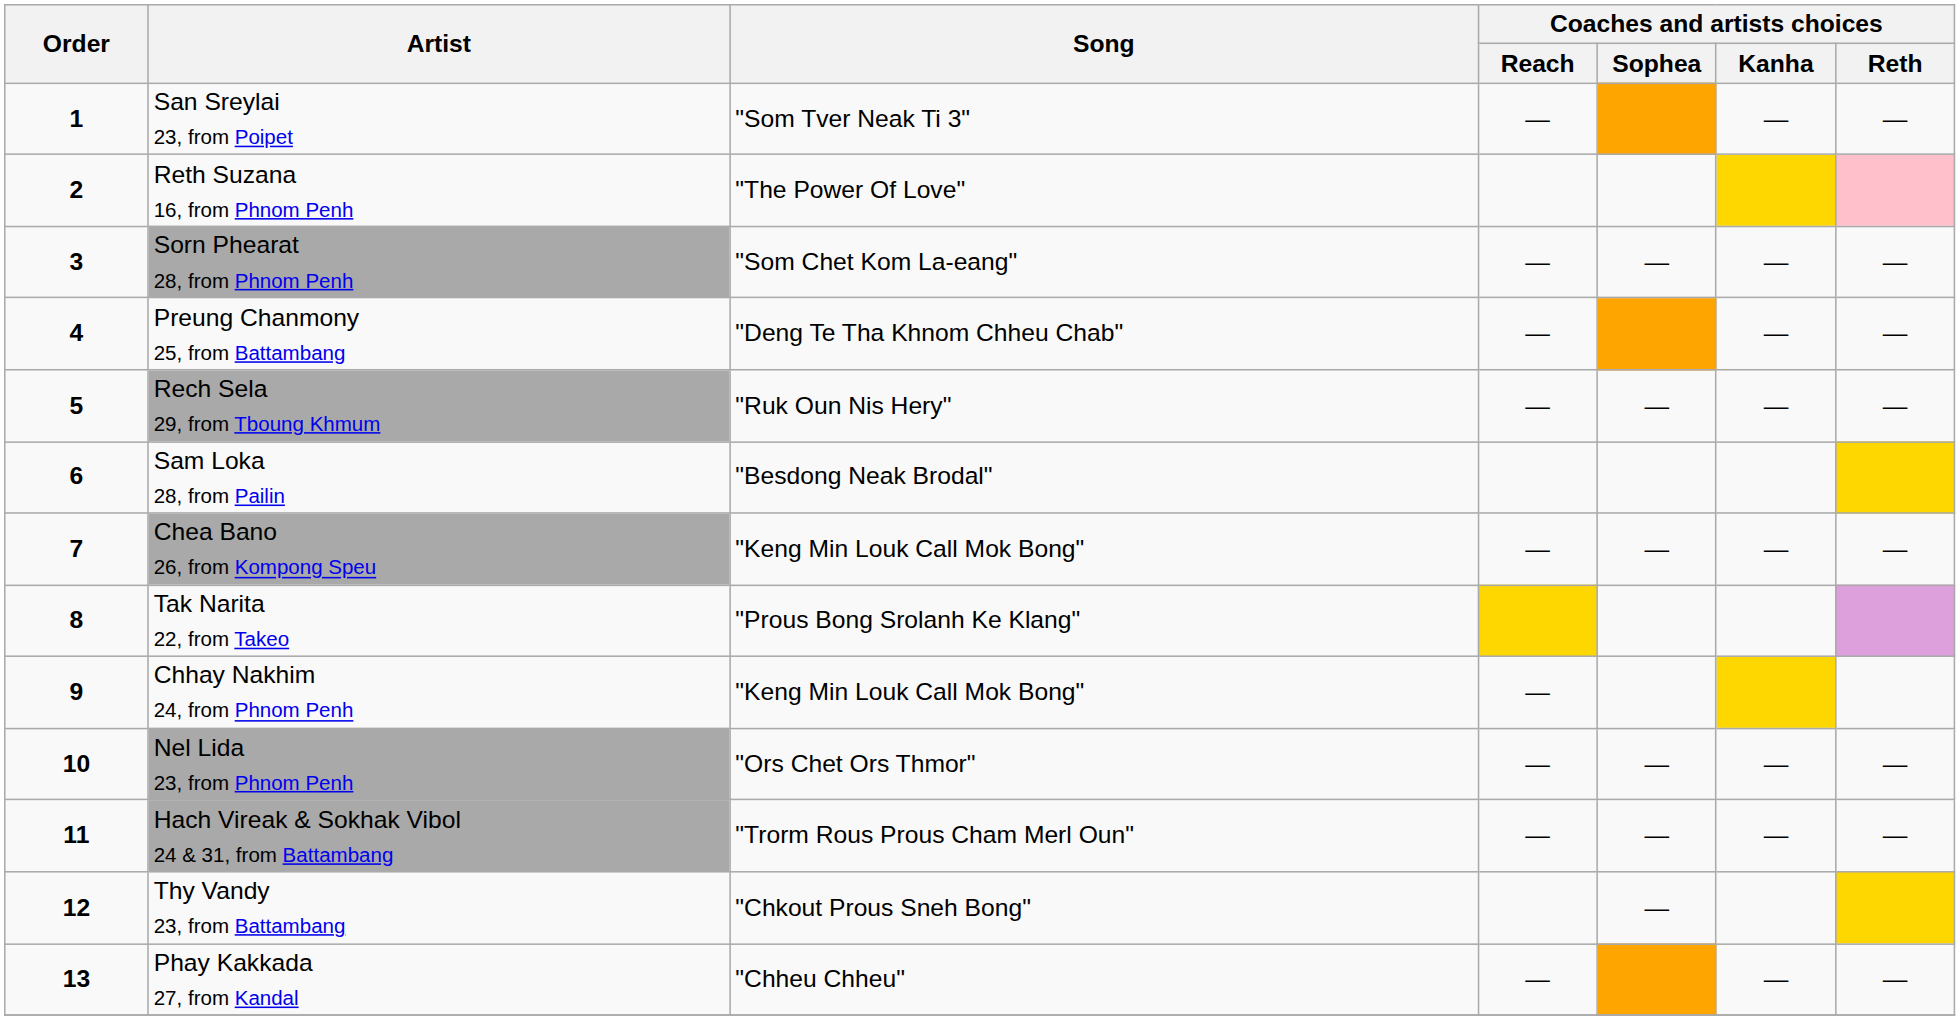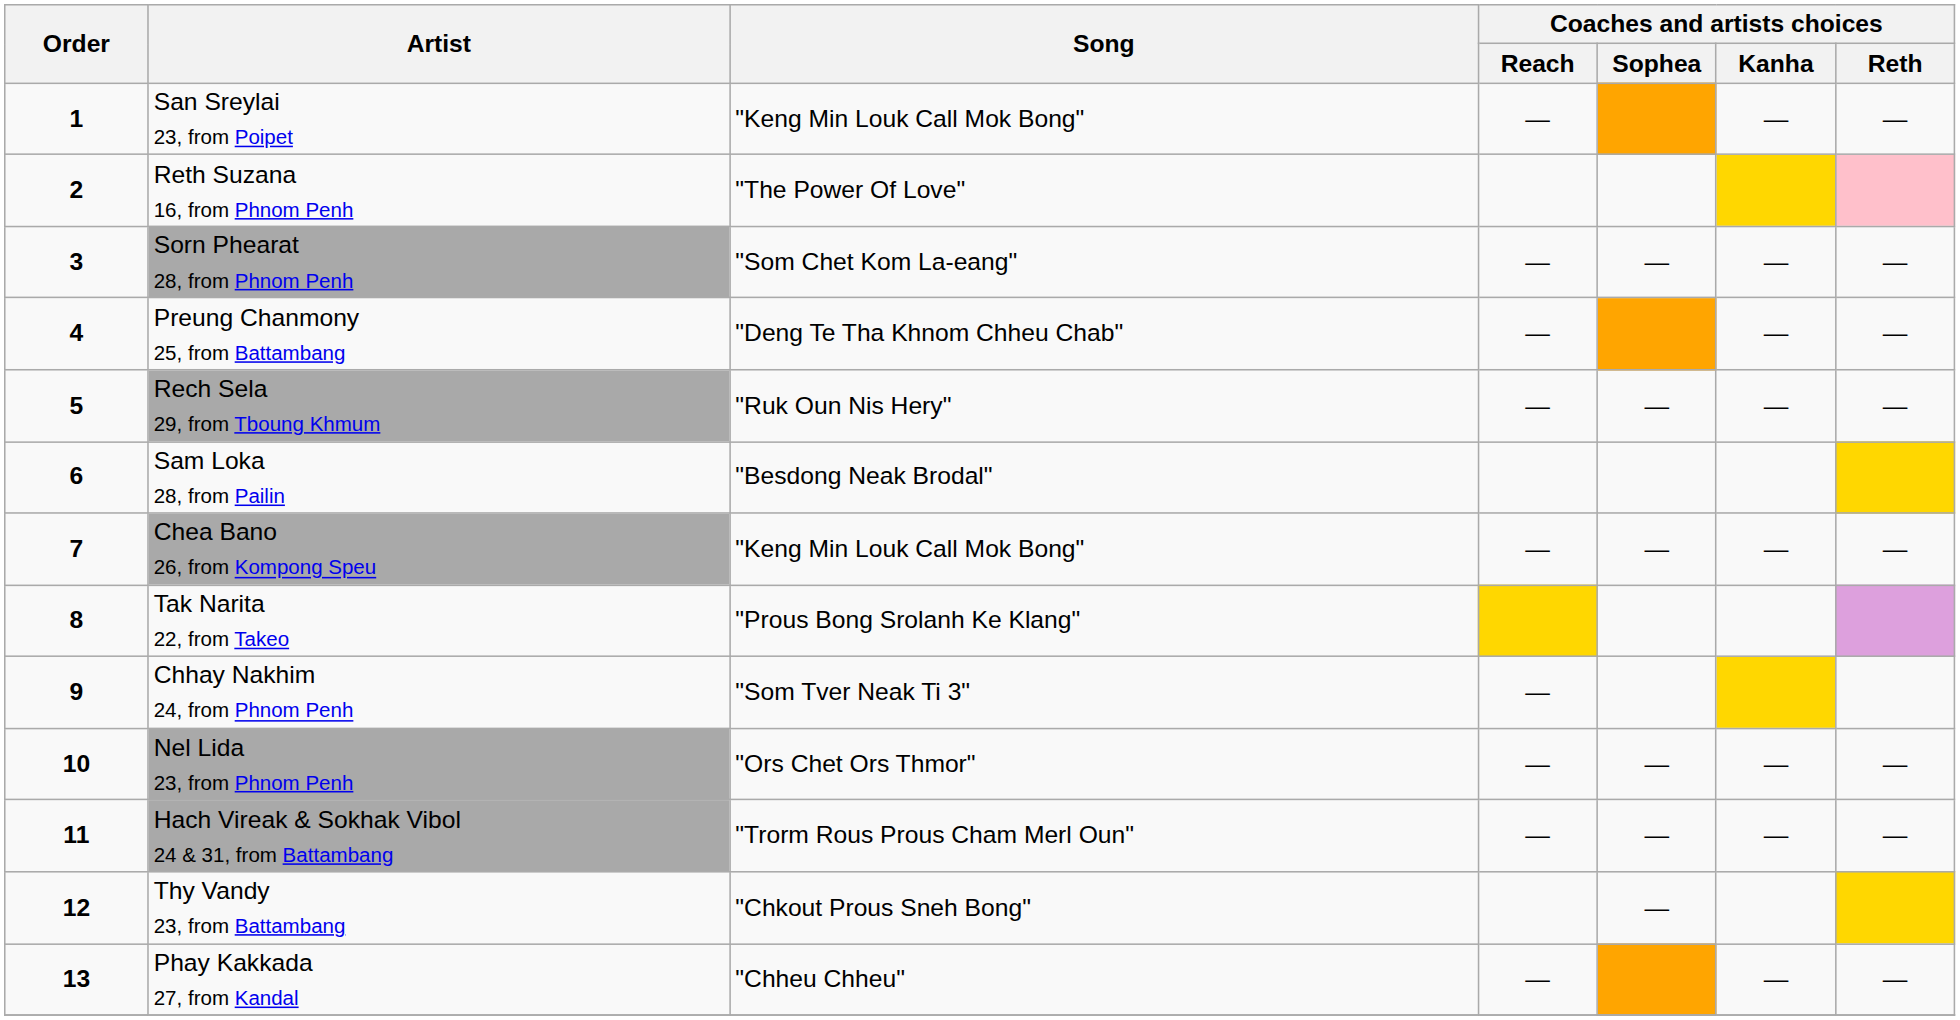(853, 118) "Som Tver Neak Ti 3" -> (910, 118) "Keng Min Louk Call Mok Bong"
(910, 692) "Keng Min Louk Call Mok Bong" -> (853, 692) "Som Tver Neak Ti 3"
